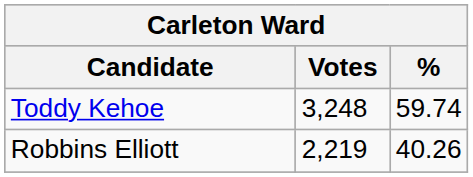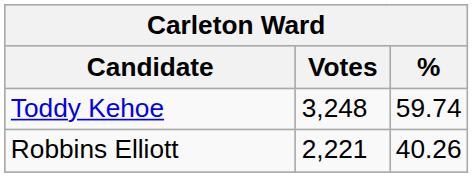(335, 150) 2,219 -> (335, 150) 2,221
